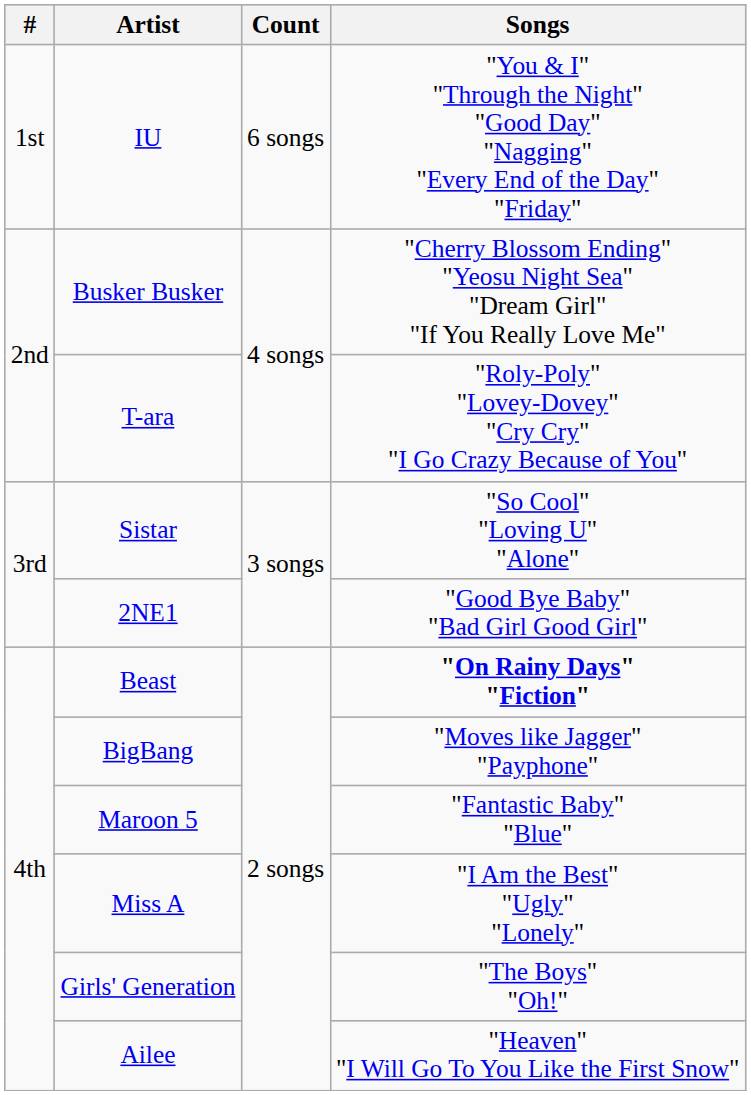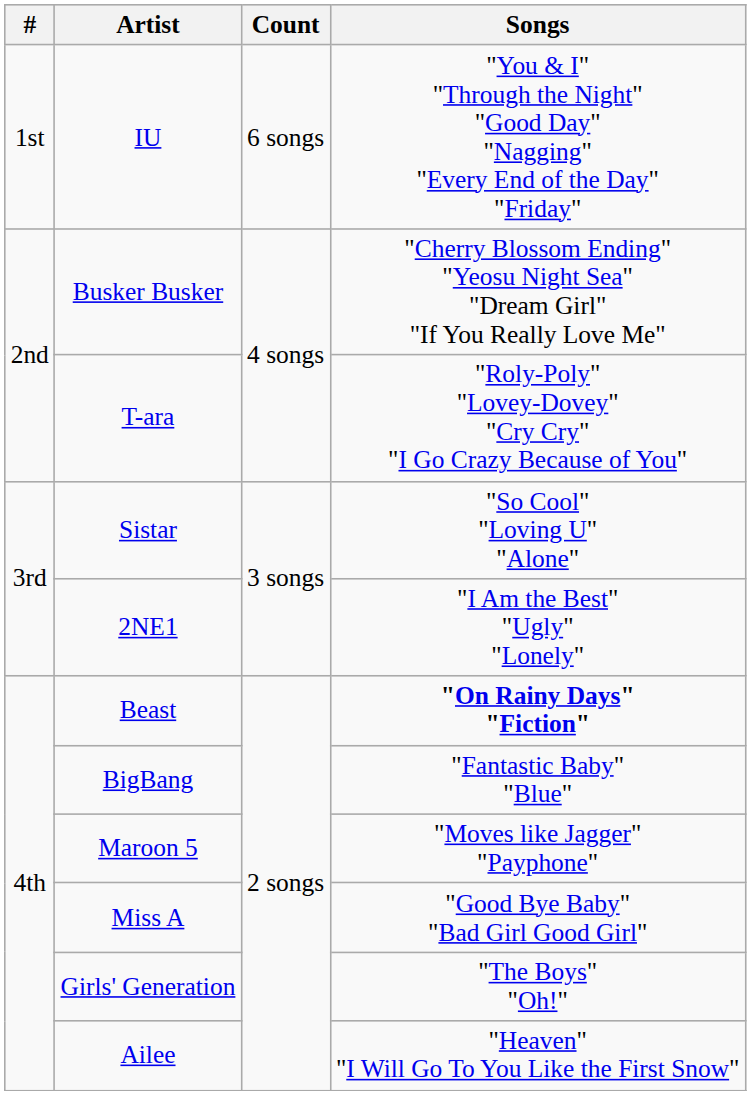(538, 612) "Good Bye Baby" "Bad Girl Good Girl" -> (538, 627) "I Am the Best" "Ugly" "Lonely"
(538, 750) "Moves like Jagger" "Payphone" -> (538, 779) "Fantastic Baby" "Blue"
(538, 819) "Fantastic Baby" "Blue" -> (538, 848) "Moves like Jagger" "Payphone"
(538, 902) "I Am the Best" "Ugly" "Lonely" -> (538, 917) "Good Bye Baby" "Bad Girl Good Girl"
